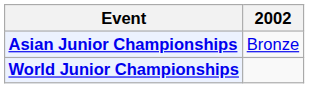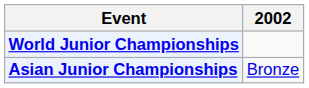rows swapped: (123, 44) <-> (124, 70)
